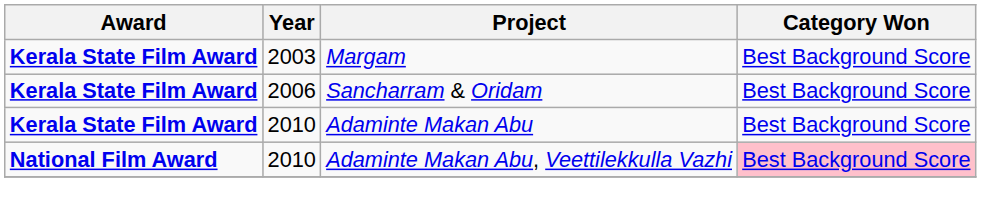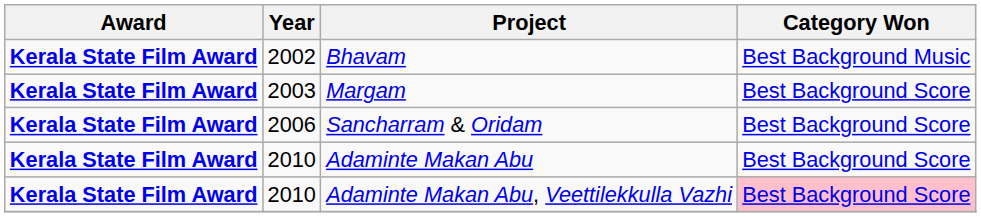+ row: (366, 57)
(114, 160) National Film Award -> (134, 194) Kerala State Film Award
